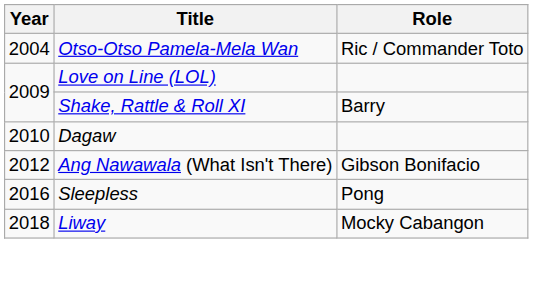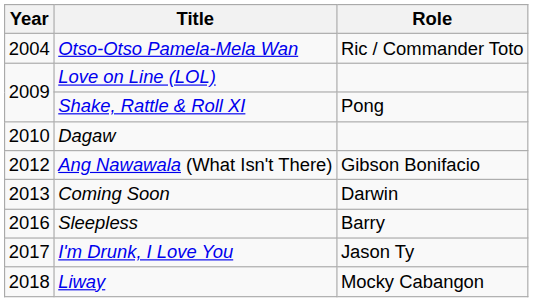(363, 106) Barry -> (362, 106) Pong
+ row: (114, 194)
(362, 194) Pong -> (363, 223) Barry
+ row: (146, 252)
